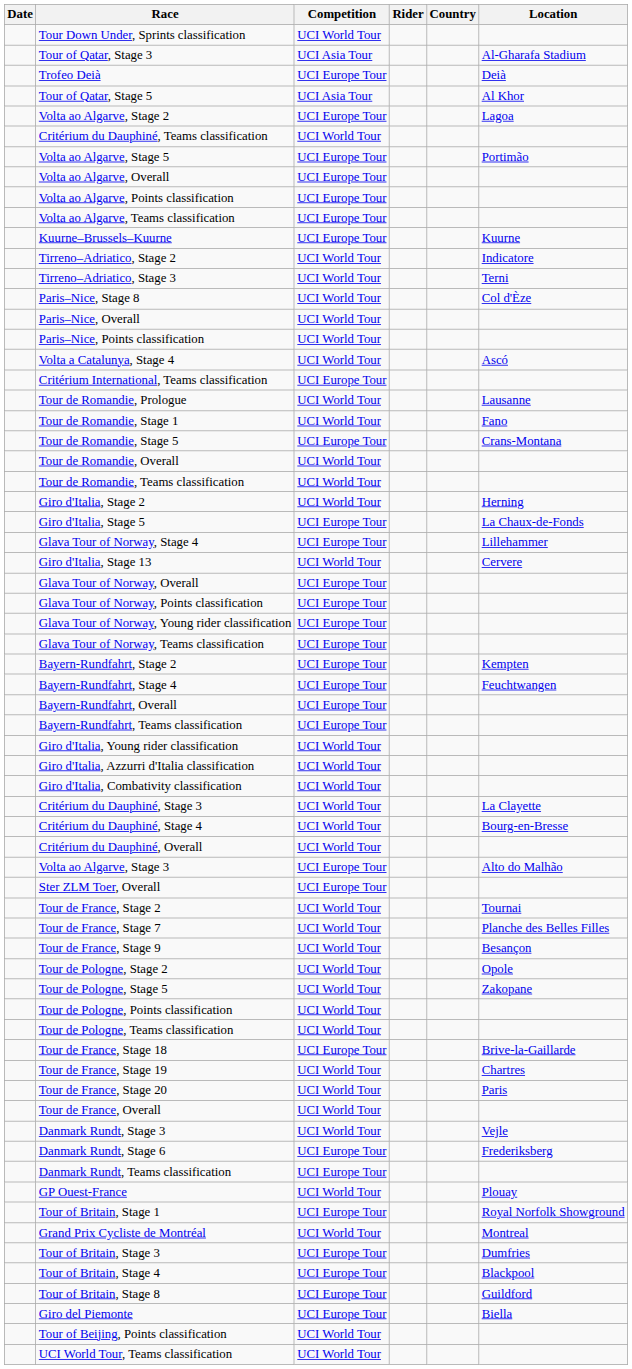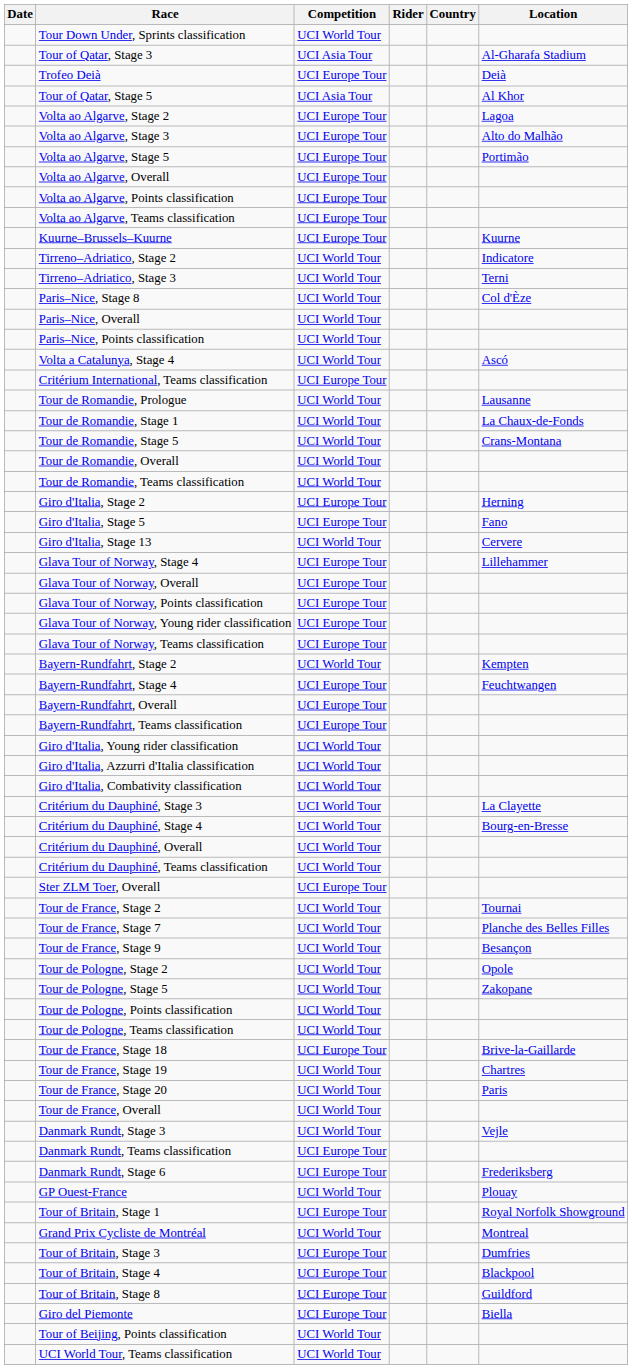rows swapped: (104, 867) <-> (153, 136)
(494, 420) Fano -> (533, 420) La Chaux-de-Fonds
(342, 440) UCI Europe Tour -> (339, 440) UCI World Tour
(339, 501) UCI World Tour -> (342, 501) UCI Europe Tour
(533, 522) La Chaux-de-Fonds -> (494, 522) Fano
rows swapped: (95, 562) <-> (119, 542)
(342, 664) UCI Europe Tour -> (339, 664) UCI World Tour
rows swapped: (102, 1151) <-> (135, 1171)
